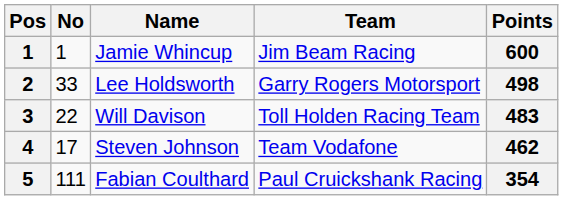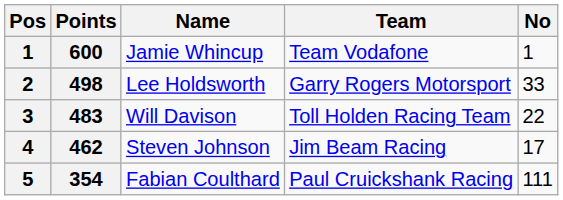columns swapped: (71, 21) <-> (522, 21)
(337, 52) Jim Beam Racing -> (359, 52) Team Vodafone
(328, 148) Team Vodafone -> (368, 148) Jim Beam Racing
